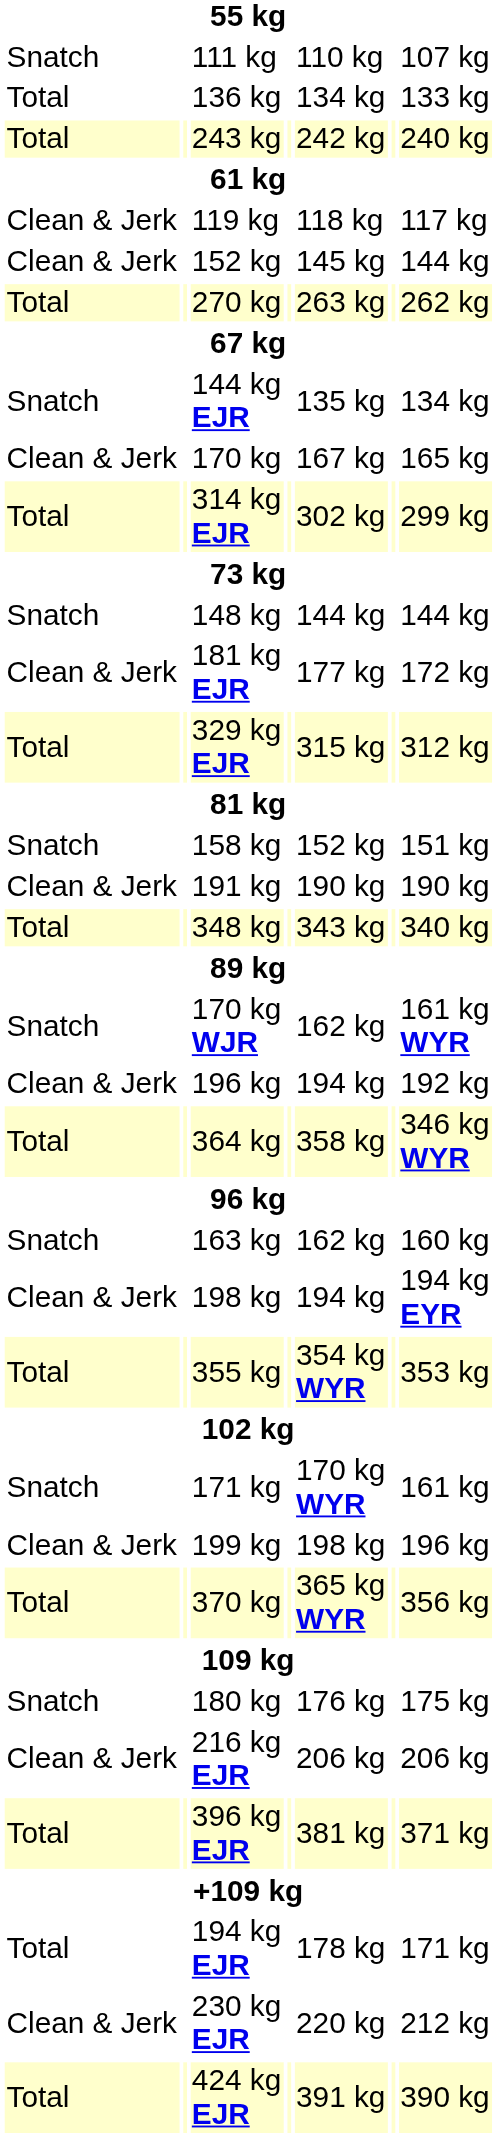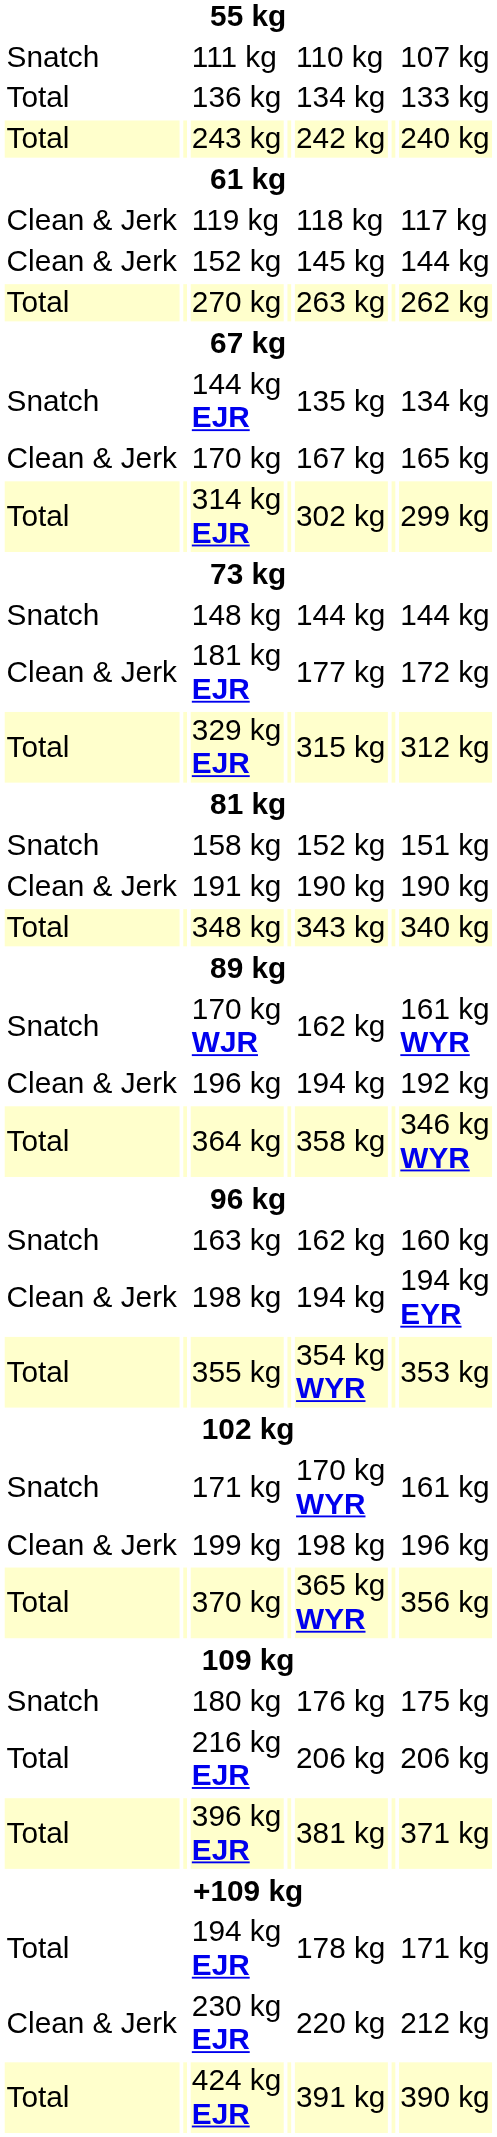(92, 1758) Clean & Jerk -> (38, 1758) Total
